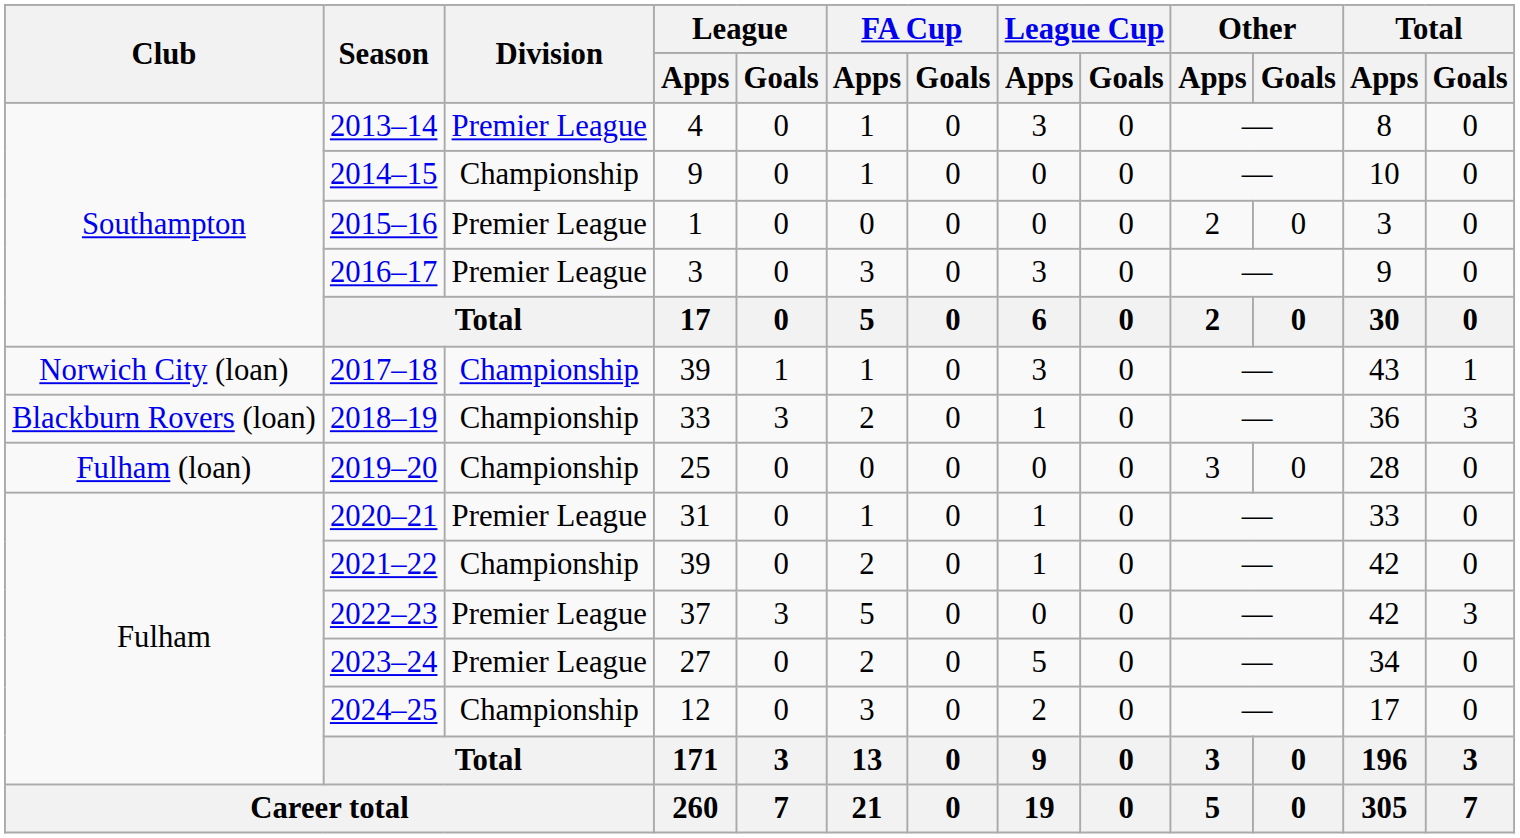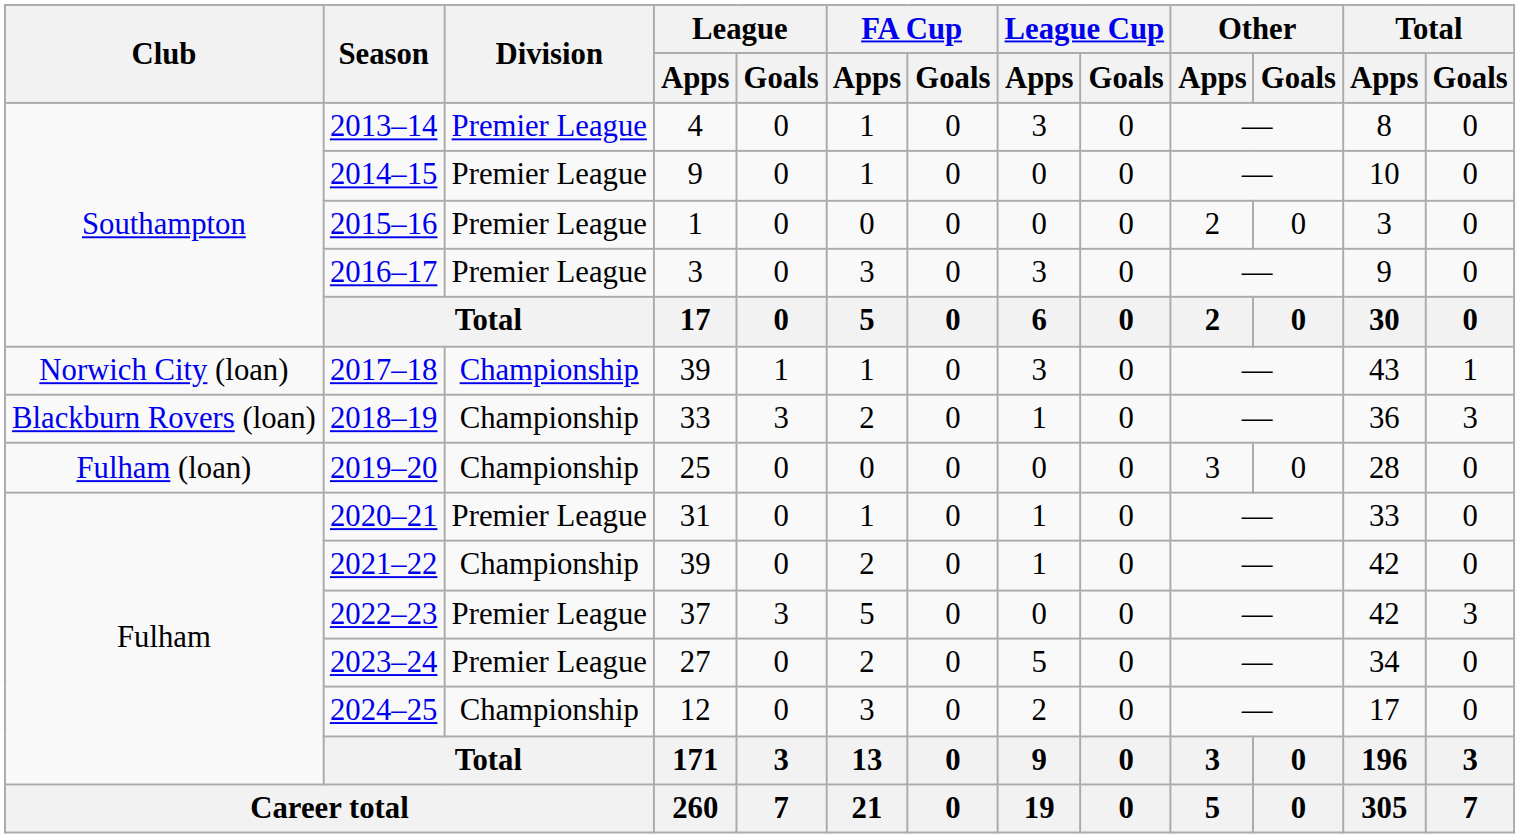(549, 175) Championship -> (549, 175) Premier League
